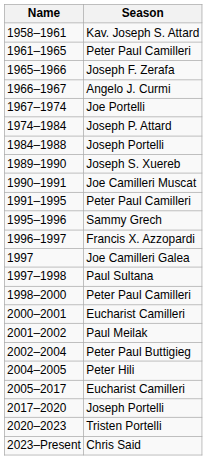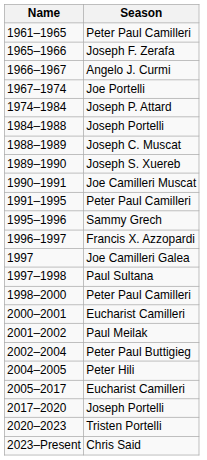- row: (37, 32)
+ row: (37, 145)
